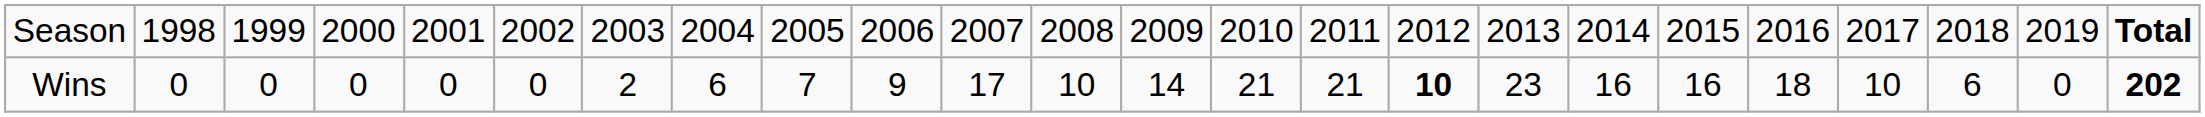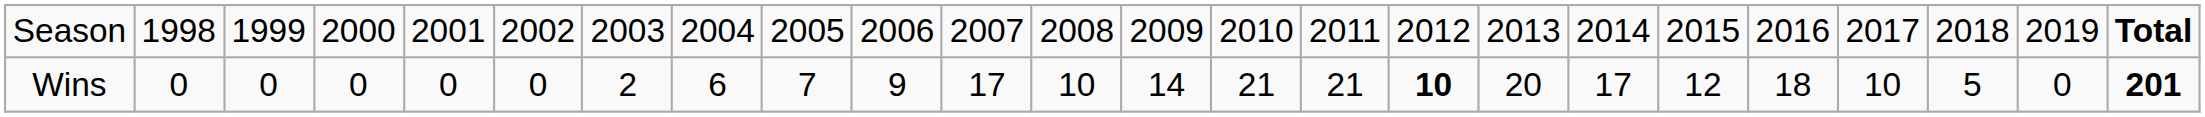(1523, 84) 23 -> (1523, 84) 20
(1613, 84) 16 -> (1613, 84) 17
(1703, 84) 16 -> (1703, 84) 12
(1972, 84) 6 -> (1972, 84) 5
(2153, 84) 202 -> (2153, 84) 201
